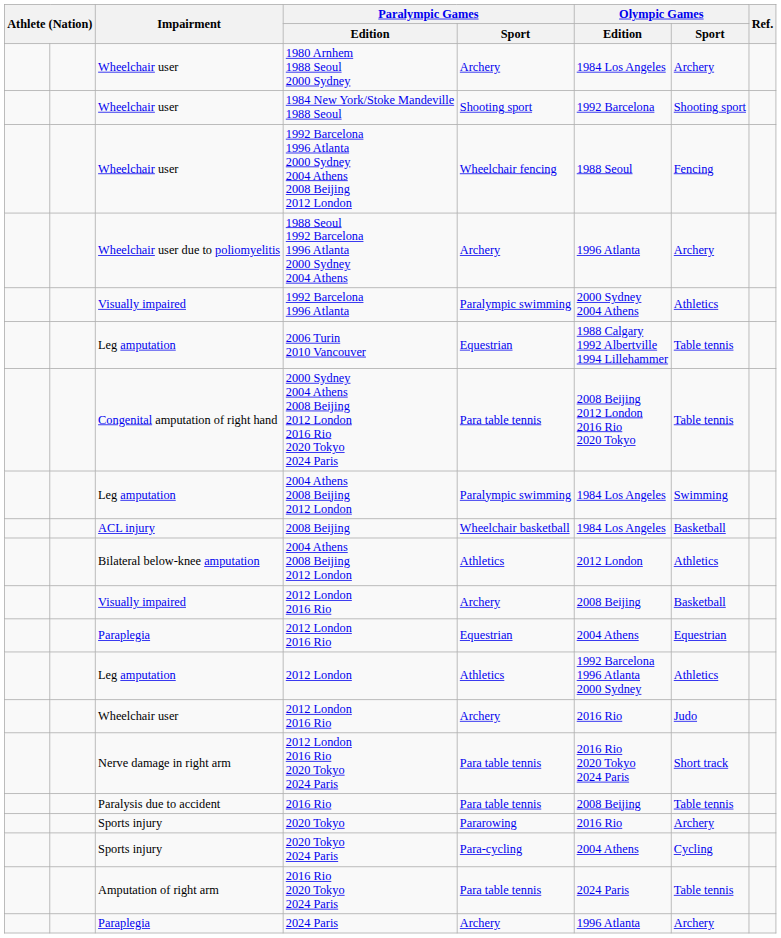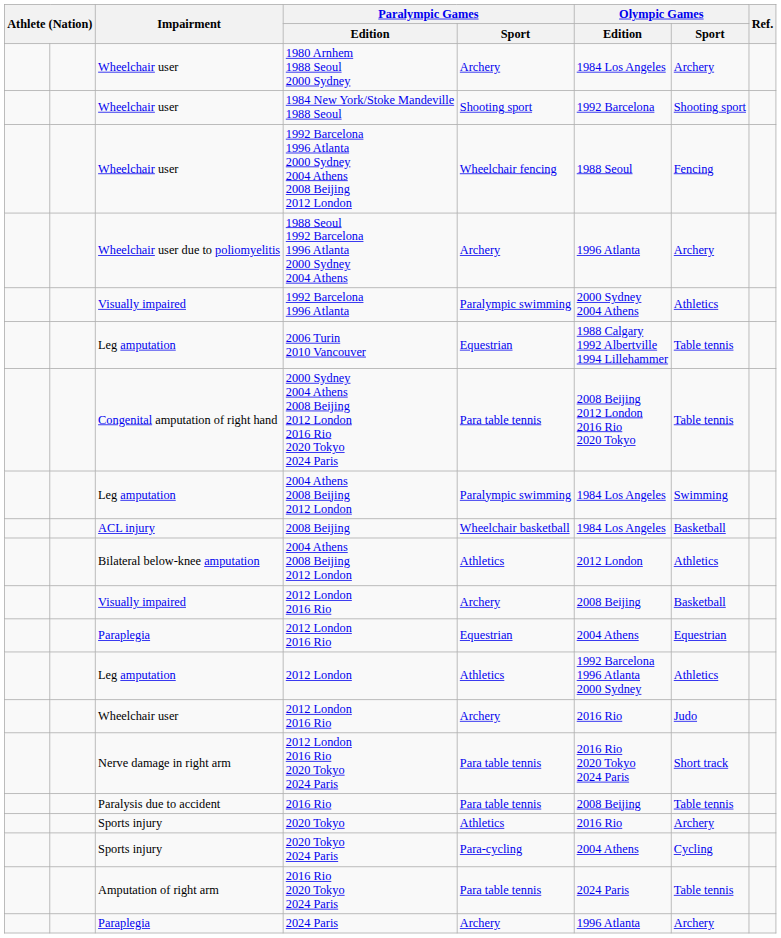(488, 823) Pararowing -> (482, 823) Athletics
